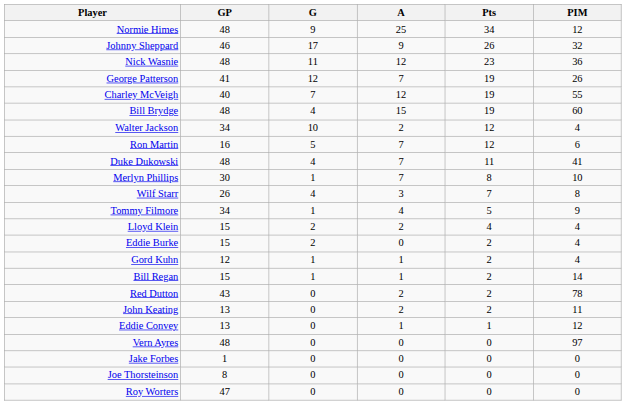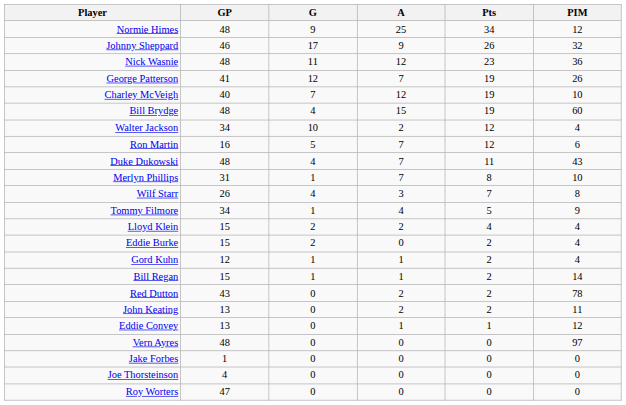(577, 95) 55 -> (577, 95) 10
(577, 161) 41 -> (577, 161) 43
(225, 177) 30 -> (225, 177) 31
(225, 375) 8 -> (225, 375) 4
